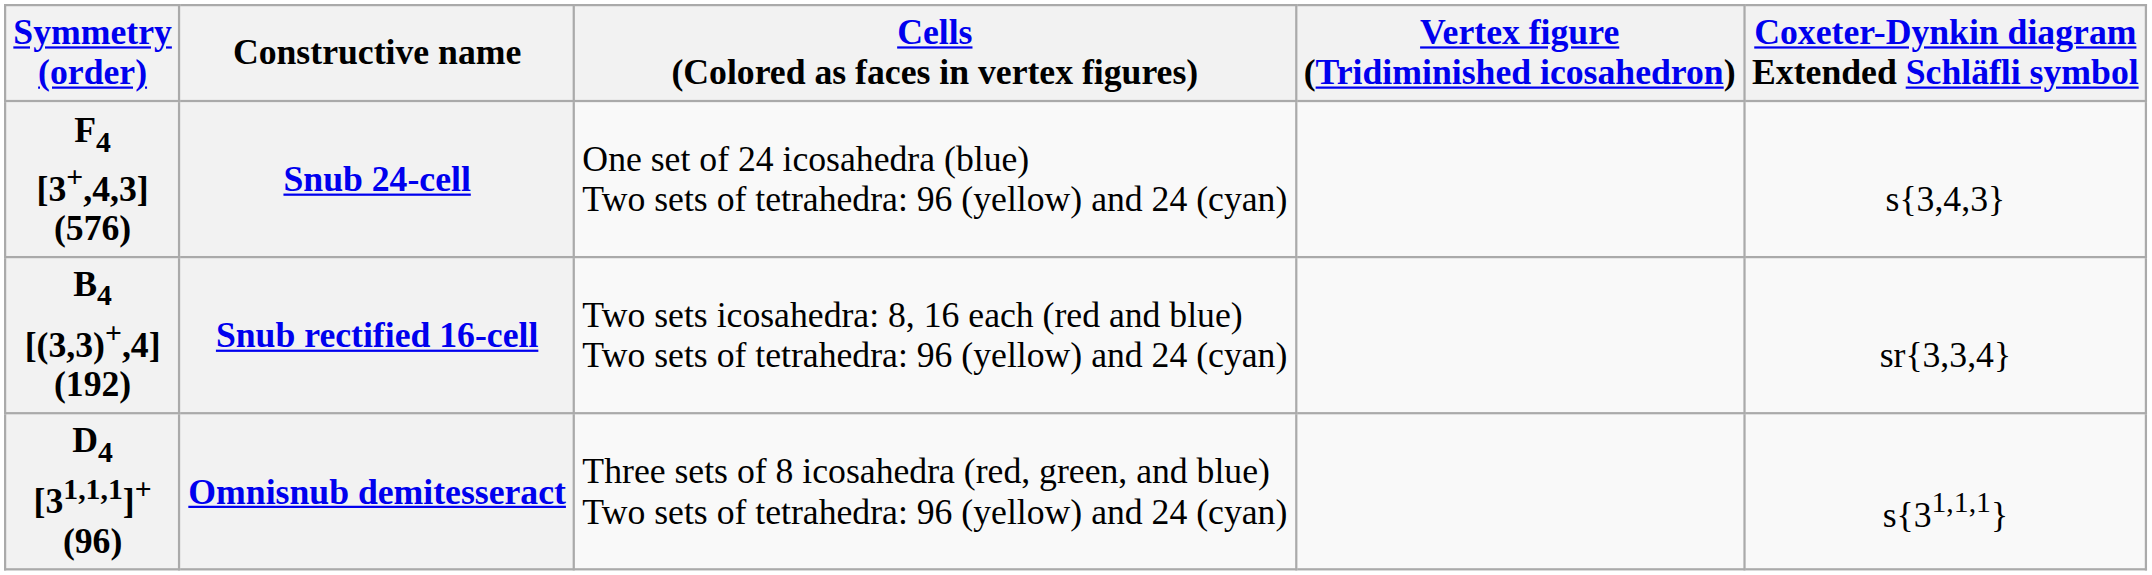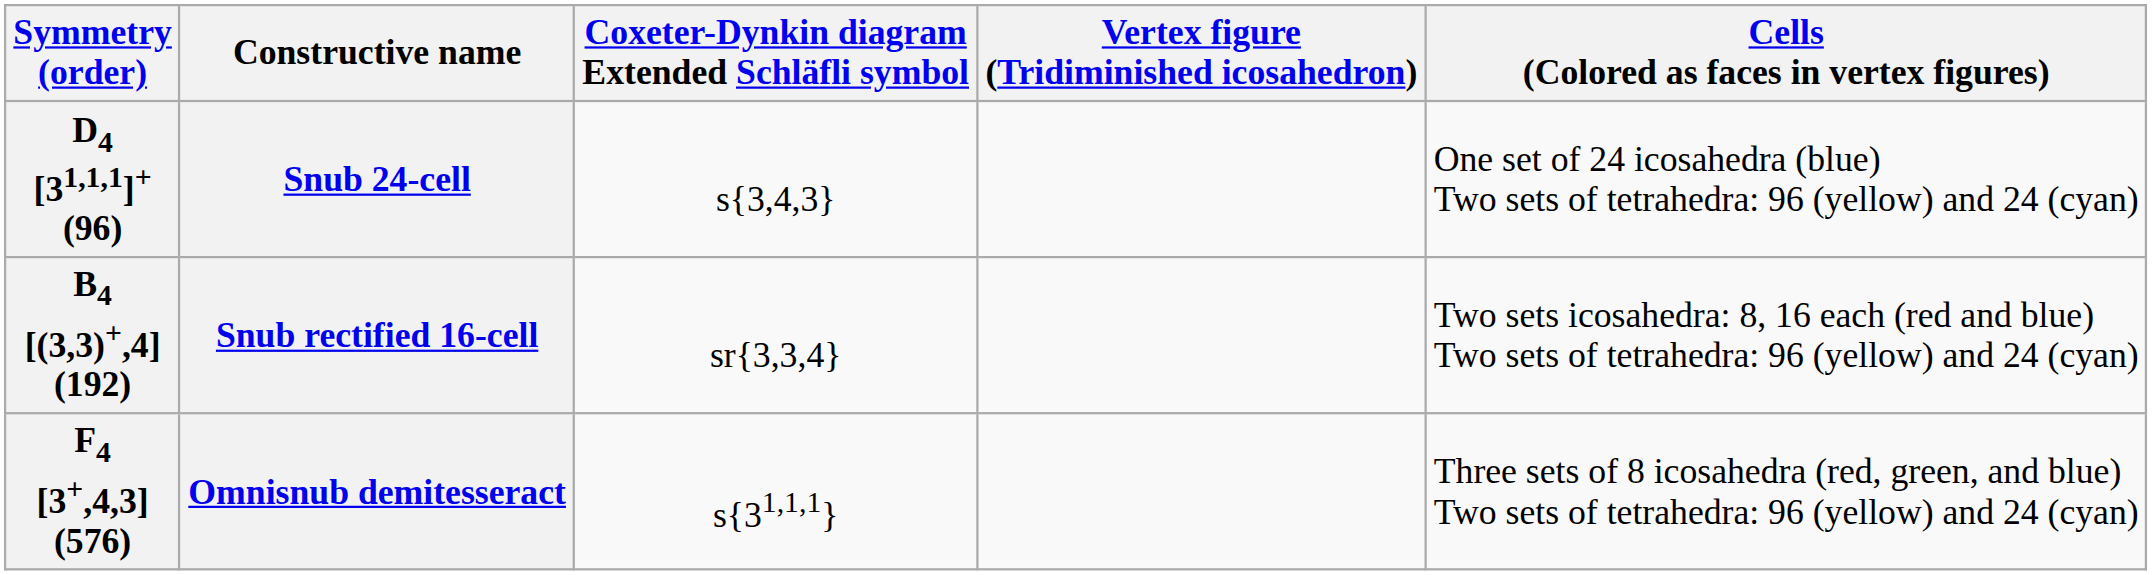columns swapped: (1945, 52) <-> (935, 52)
(93, 179) F4 [3+,4,3] (576) -> (93, 179) D4 [31,1,1]+ (96)
(93, 490) D4 [31,1,1]+ (96) -> (93, 490) F4 [3+,4,3] (576)
